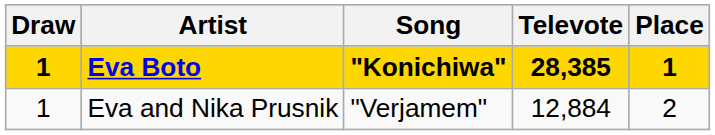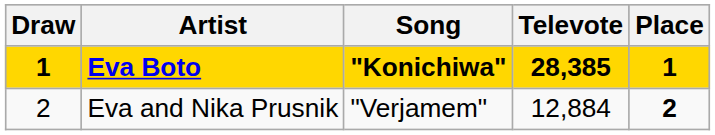(43, 108) 1 -> (43, 108) 2
(669, 108) normal -> (669, 108) bold
